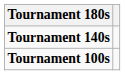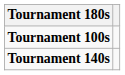rows swapped: (59, 37) <-> (59, 59)
